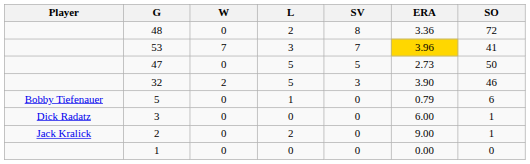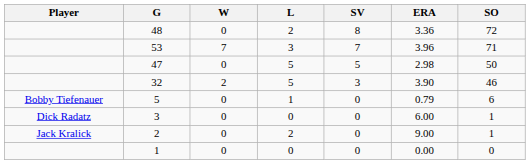(424, 47) gold background -> (424, 47) no background
(491, 47) 41 -> (491, 47) 71
(424, 64) 2.73 -> (424, 64) 2.98
